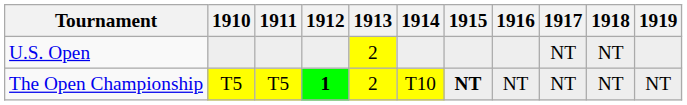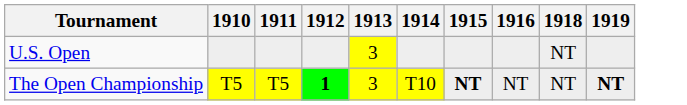- column: (563, 20)
(373, 52) 2 -> (373, 52) 3
(373, 84) 2 -> (373, 84) 3
(658, 84) normal -> (611, 84) bold
